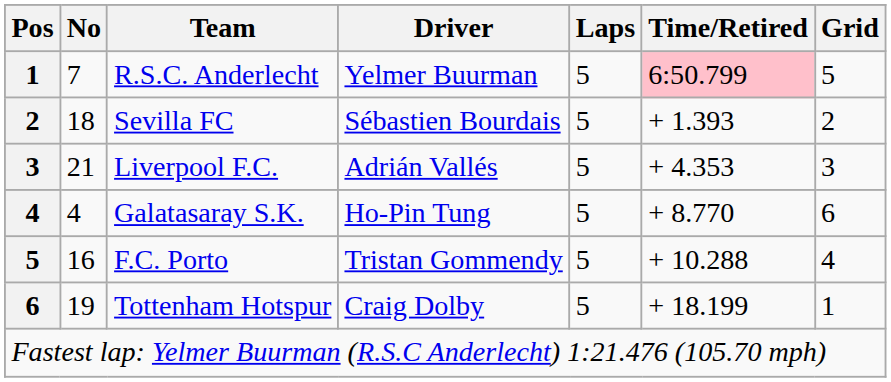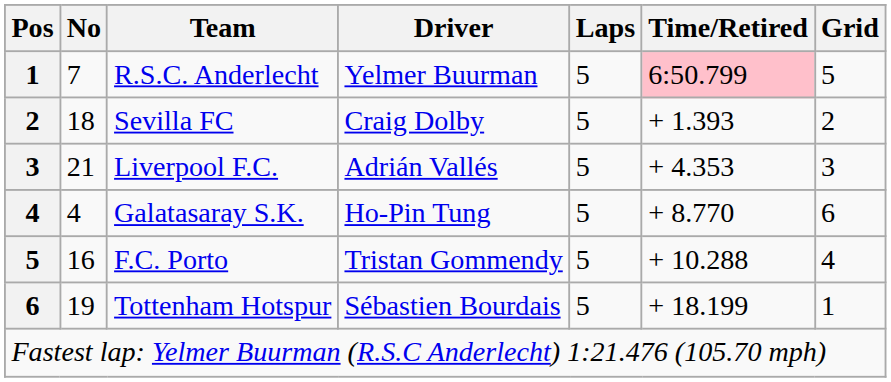(453, 120) Sébastien Bourdais -> (414, 120) Craig Dolby
(414, 306) Craig Dolby -> (453, 306) Sébastien Bourdais
